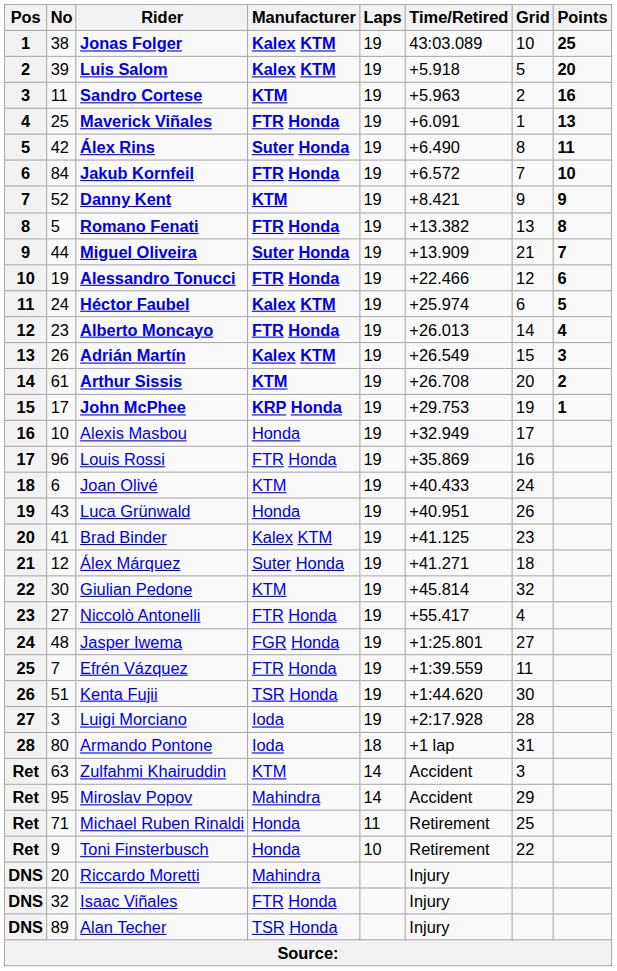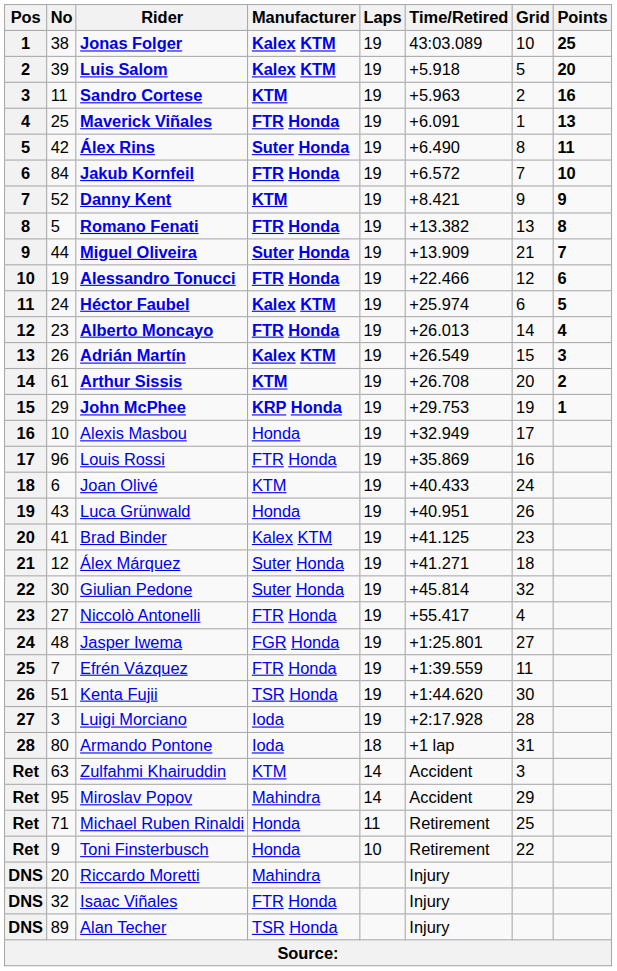(60, 408) 17 -> (60, 408) 29
(269, 589) KTM -> (298, 589) Suter Honda
